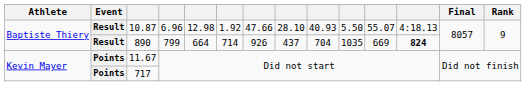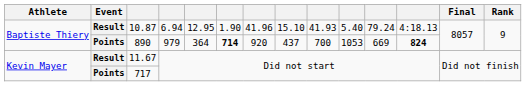(172, 27) 6.96 -> (172, 27) 6.94
(201, 27) 12.98 -> (201, 27) 12.95
(230, 27) 1.92 -> (230, 27) 1.90
(259, 27) 47.66 -> (259, 27) 41.96
(291, 27) 28.10 -> (291, 27) 15.10
(323, 27) 40.93 -> (323, 27) 41.93
(352, 27) 5.50 -> (352, 27) 5.40
(381, 27) 55.07 -> (381, 27) 79.24
(109, 42) Result -> (109, 42) Points
(172, 42) 799 -> (172, 42) 979
(201, 42) 664 -> (201, 42) 364
(230, 42) normal -> (230, 42) bold
(259, 42) 926 -> (259, 42) 920
(323, 42) 704 -> (323, 42) 700
(352, 42) 1035 -> (352, 42) 1053
(109, 58) Points -> (109, 58) Result
